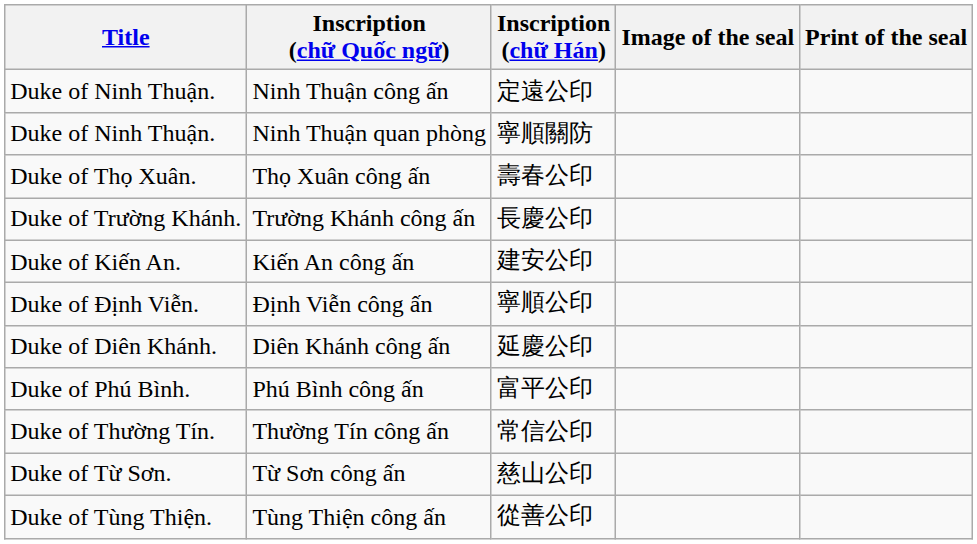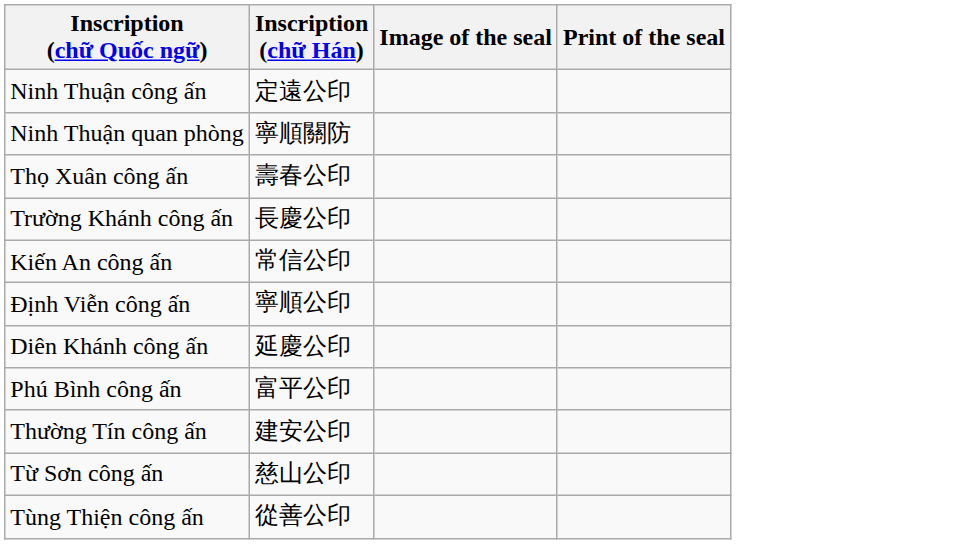- column: (126, 37)
(545, 260) 建安公印 -> (303, 260) 常信公印
(545, 430) 常信公印 -> (303, 430) 建安公印
